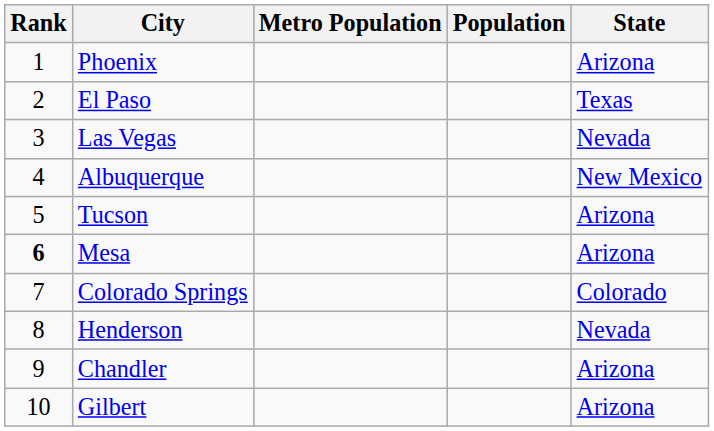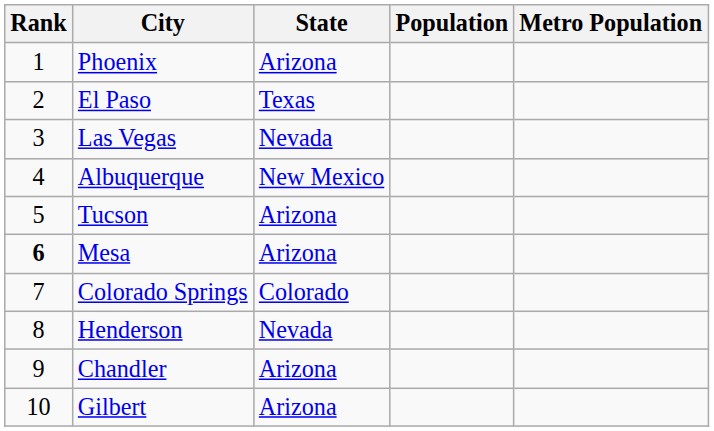columns swapped: (639, 23) <-> (350, 23)
